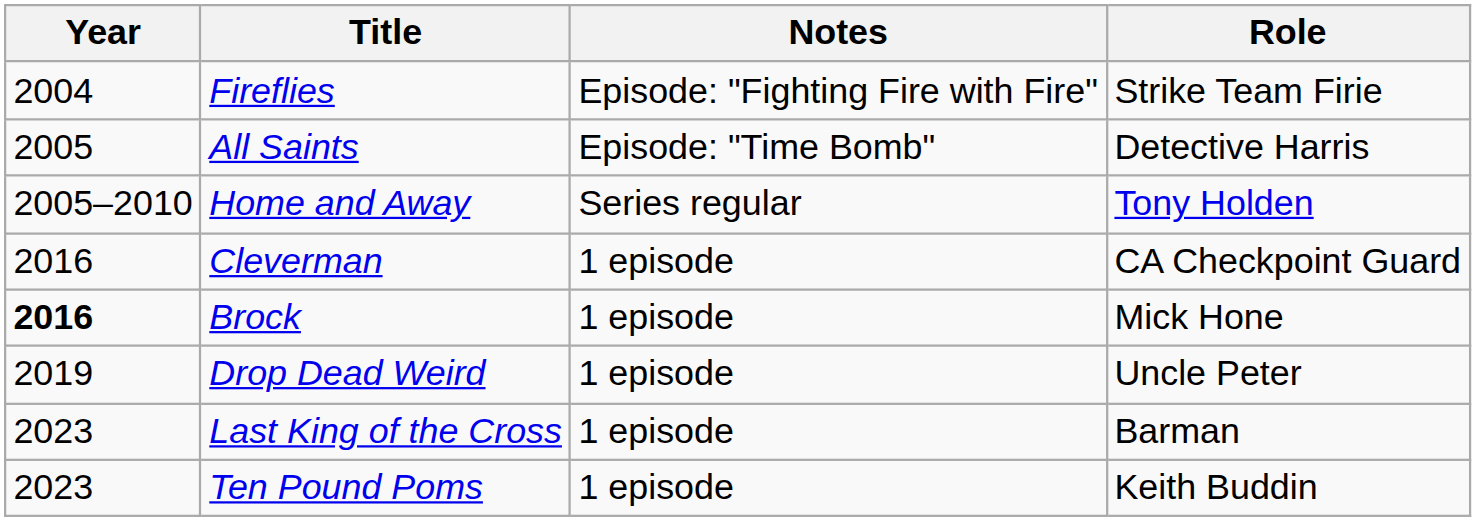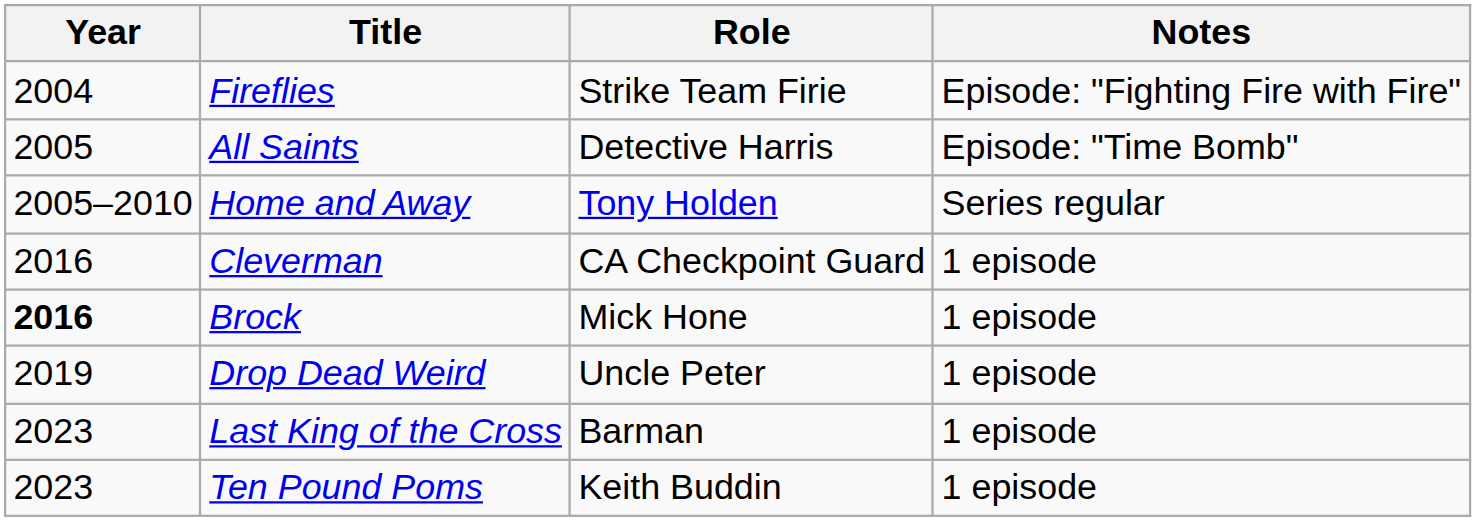columns swapped: (1288, 32) <-> (838, 32)
